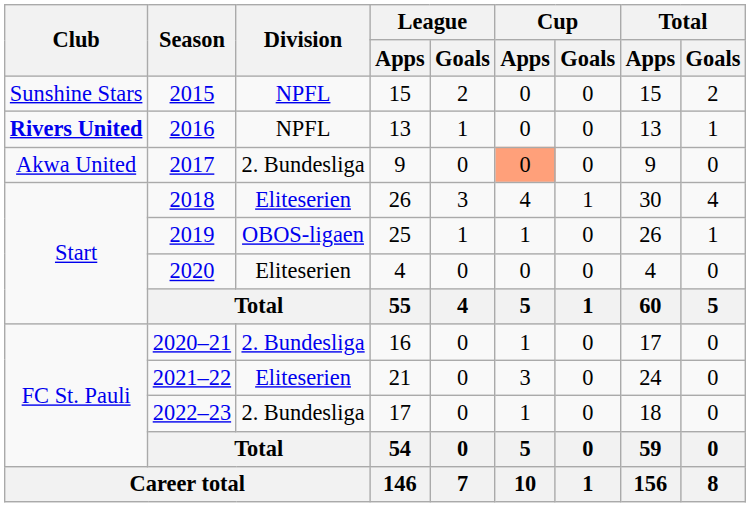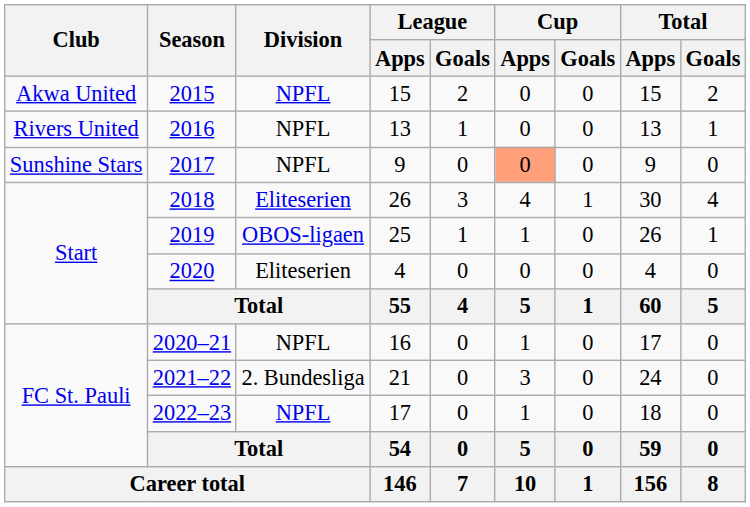(76, 93) Sunshine Stars -> (76, 93) Akwa United
(76, 128) bold -> (76, 128) normal
(76, 164) Akwa United -> (76, 164) Sunshine Stars
(303, 164) 2. Bundesliga -> (303, 164) NPFL
(303, 341) 2. Bundesliga -> (303, 341) NPFL
(303, 377) Eliteserien -> (303, 377) 2. Bundesliga
(303, 413) 2. Bundesliga -> (303, 413) NPFL
